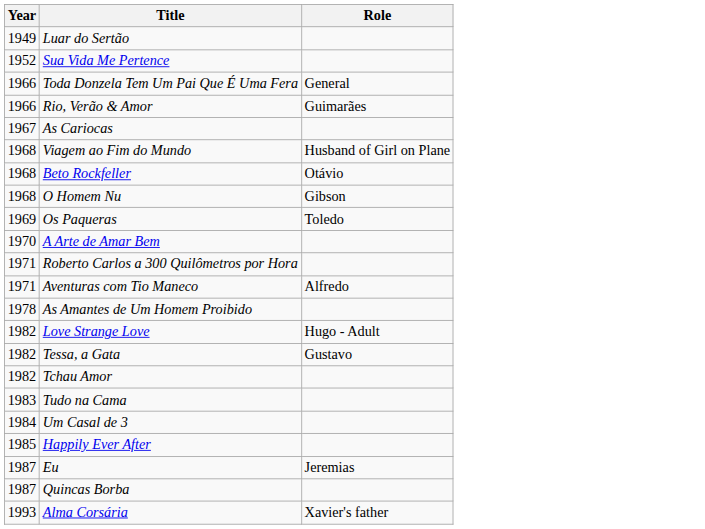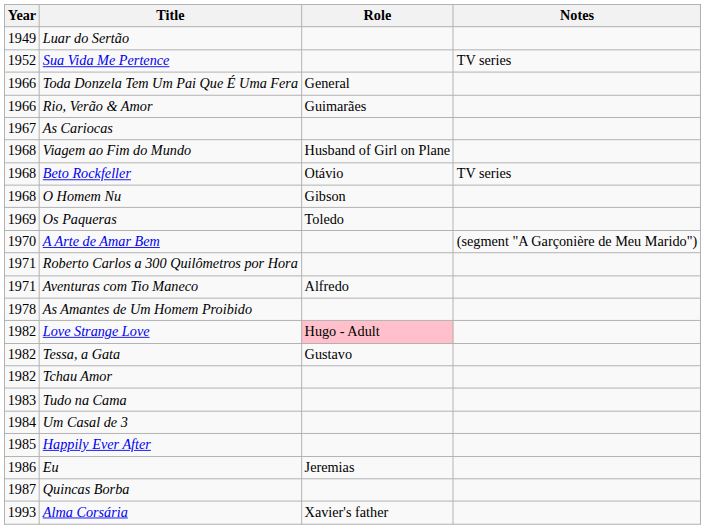+ column: (577, 15)
(342, 331) no background -> (342, 331) pink background
(22, 467) 1987 -> (22, 467) 1986
